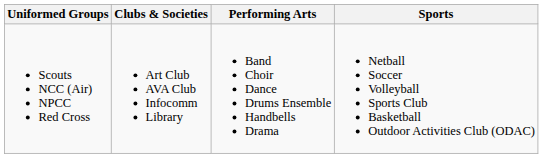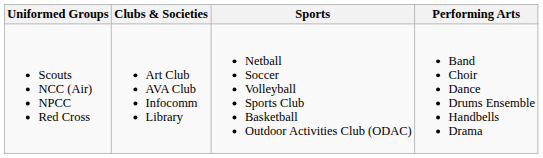columns swapped: (436, 14) <-> (272, 14)
